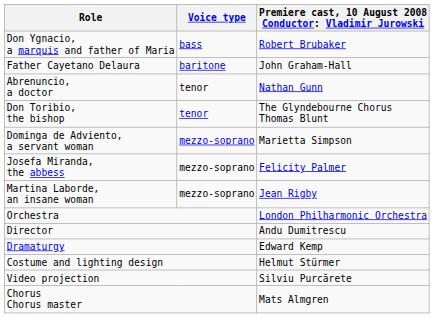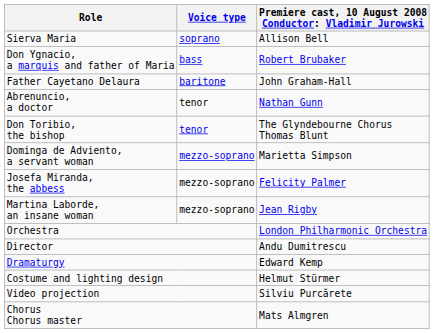+ row: (41, 39)
